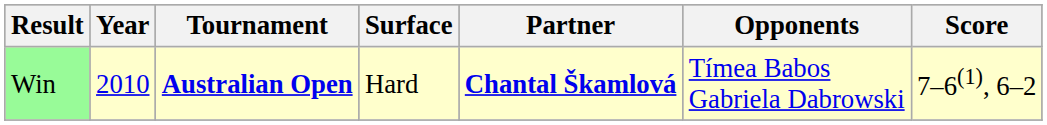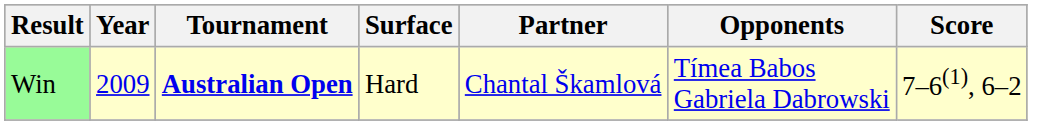(123, 83) 2010 -> (123, 83) 2009
(571, 83) bold -> (563, 83) normal
